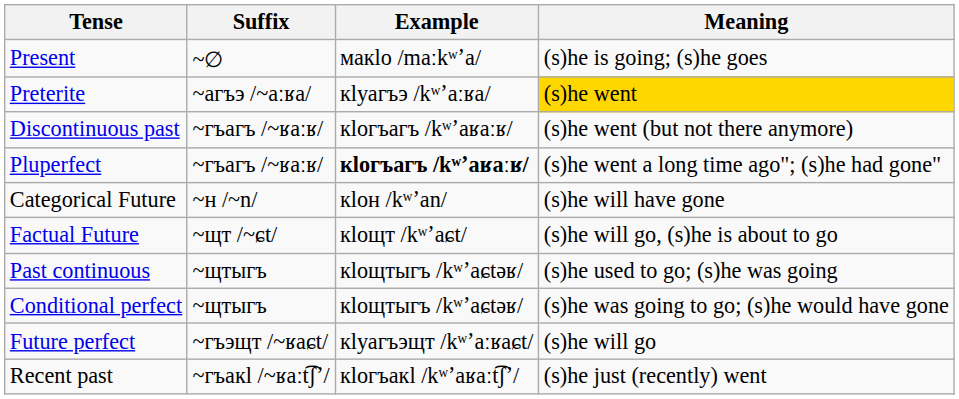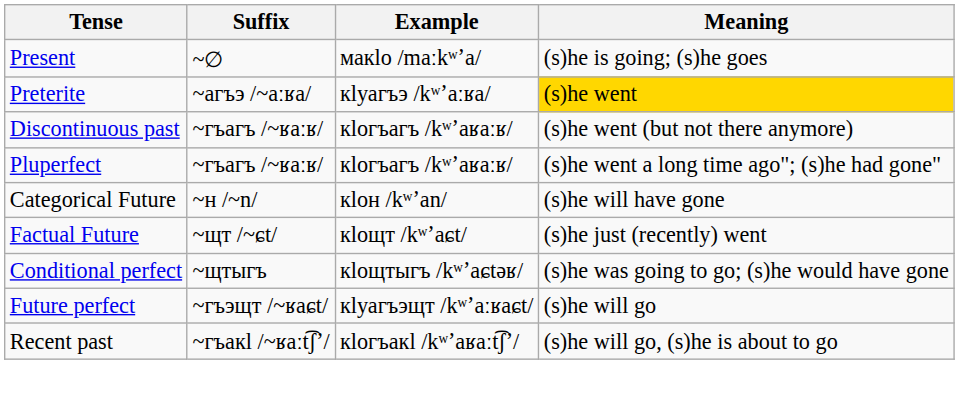(434, 164) bold -> (426, 164) normal
(691, 235) (s)he will go, (s)he is about to go -> (655, 235) (s)he just (recently) went
- row: (80, 270)
(655, 376) (s)he just (recently) went -> (691, 340) (s)he will go, (s)he is about to go
